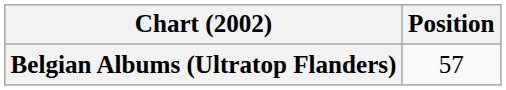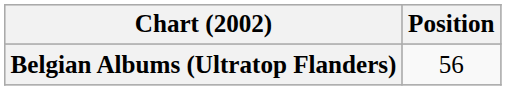(451, 64) 57 -> (451, 64) 56
